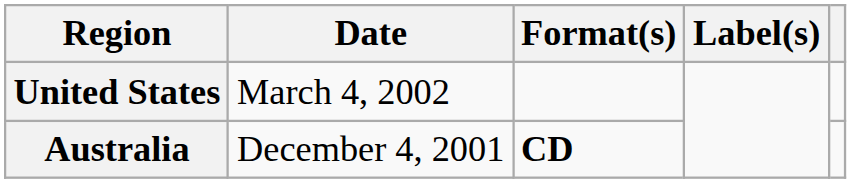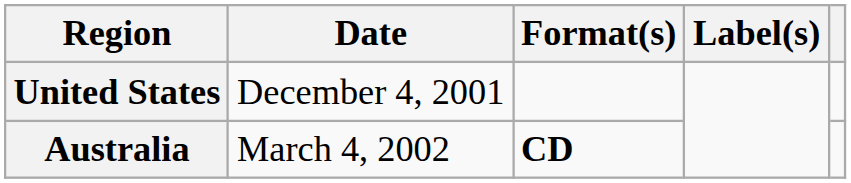(343, 90) March 4, 2002 -> (371, 90) December 4, 2001
(371, 148) December 4, 2001 -> (343, 148) March 4, 2002
